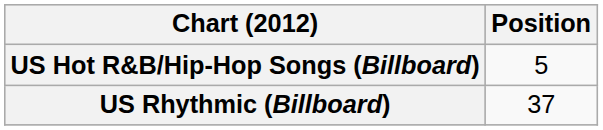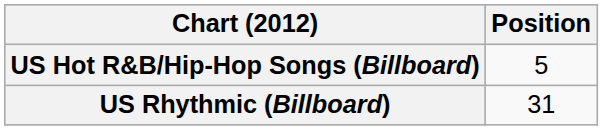(541, 104) 37 -> (541, 104) 31
